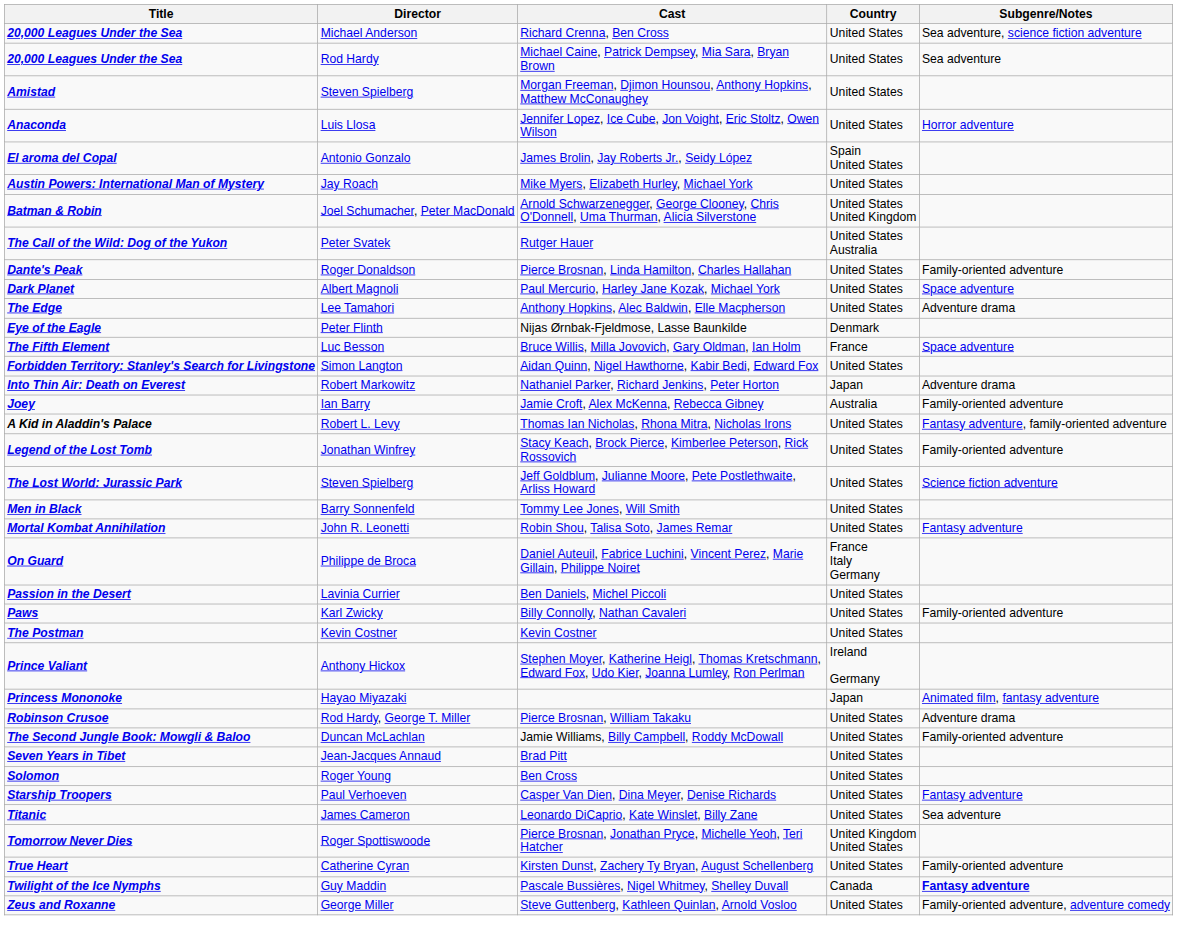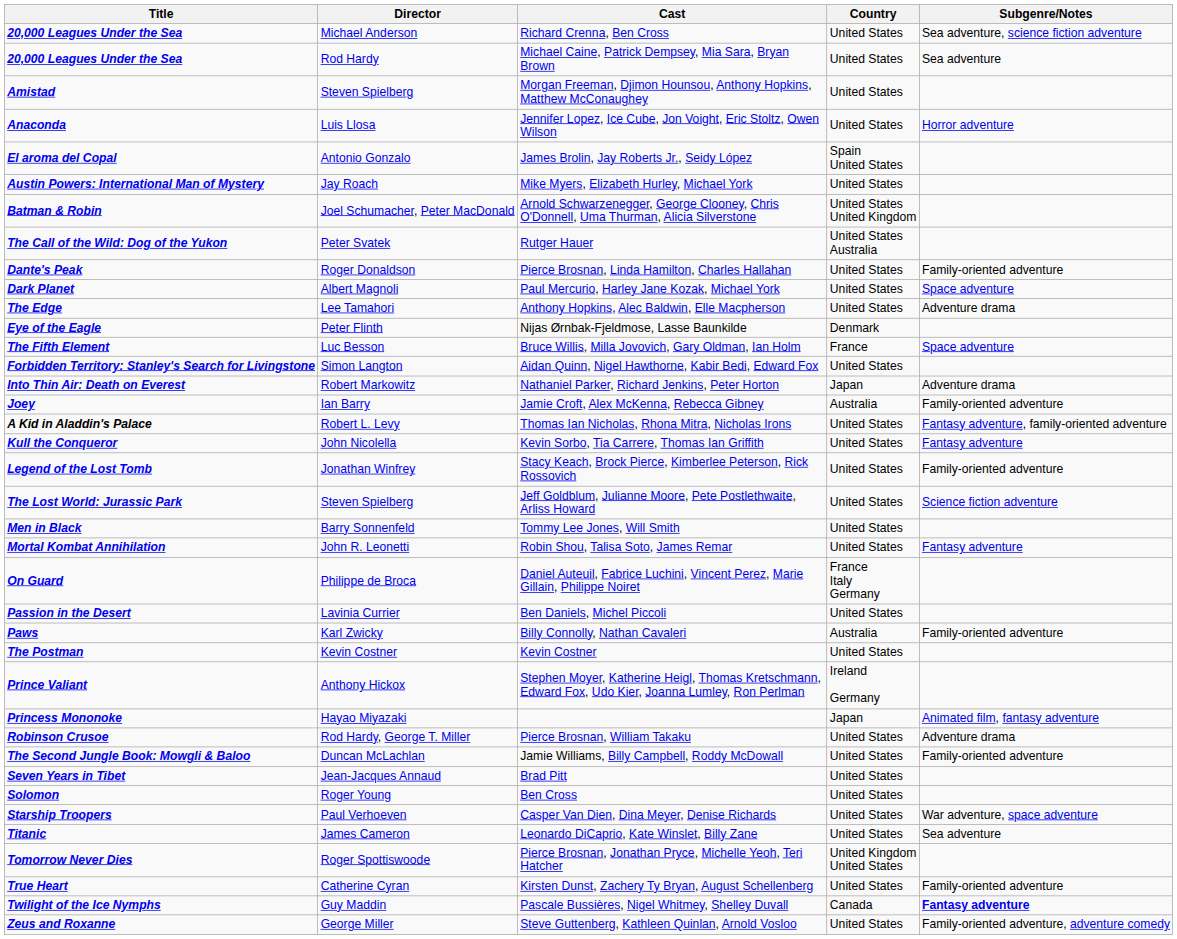+ row: (642, 443)
(866, 613) United States -> (853, 633) Australia
(972, 795) Fantasy adventure -> (1010, 814) War adventure, space adventure
